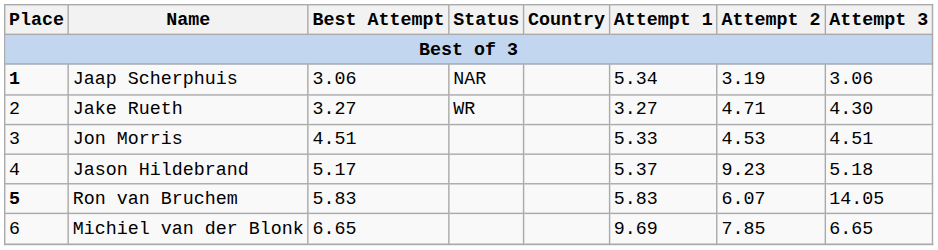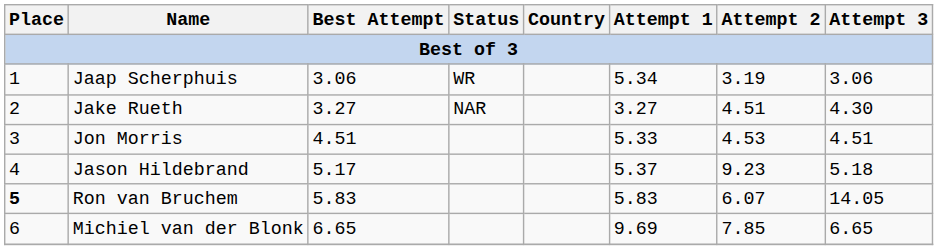(15, 79) bold -> (15, 79) normal
(470, 79) NAR -> (464, 79) WR
(464, 109) WR -> (470, 109) NAR
(743, 109) 4.71 -> (743, 109) 4.51
